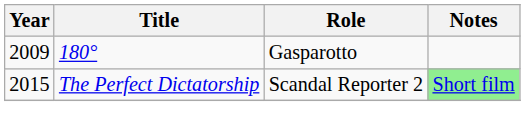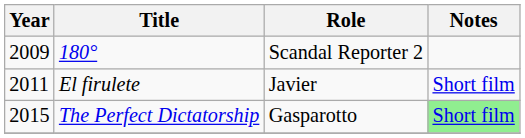(313, 52) Gasparotto -> (346, 52) Scandal Reporter 2
+ row: (99, 84)
(346, 84) Scandal Reporter 2 -> (313, 116) Gasparotto
